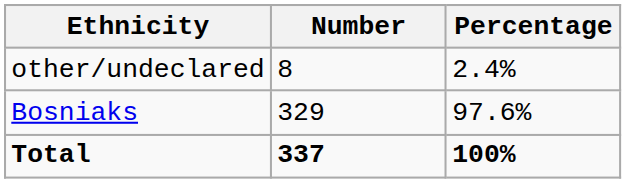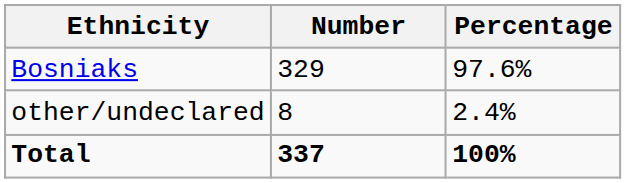rows swapped: (75, 113) <-> (138, 70)
